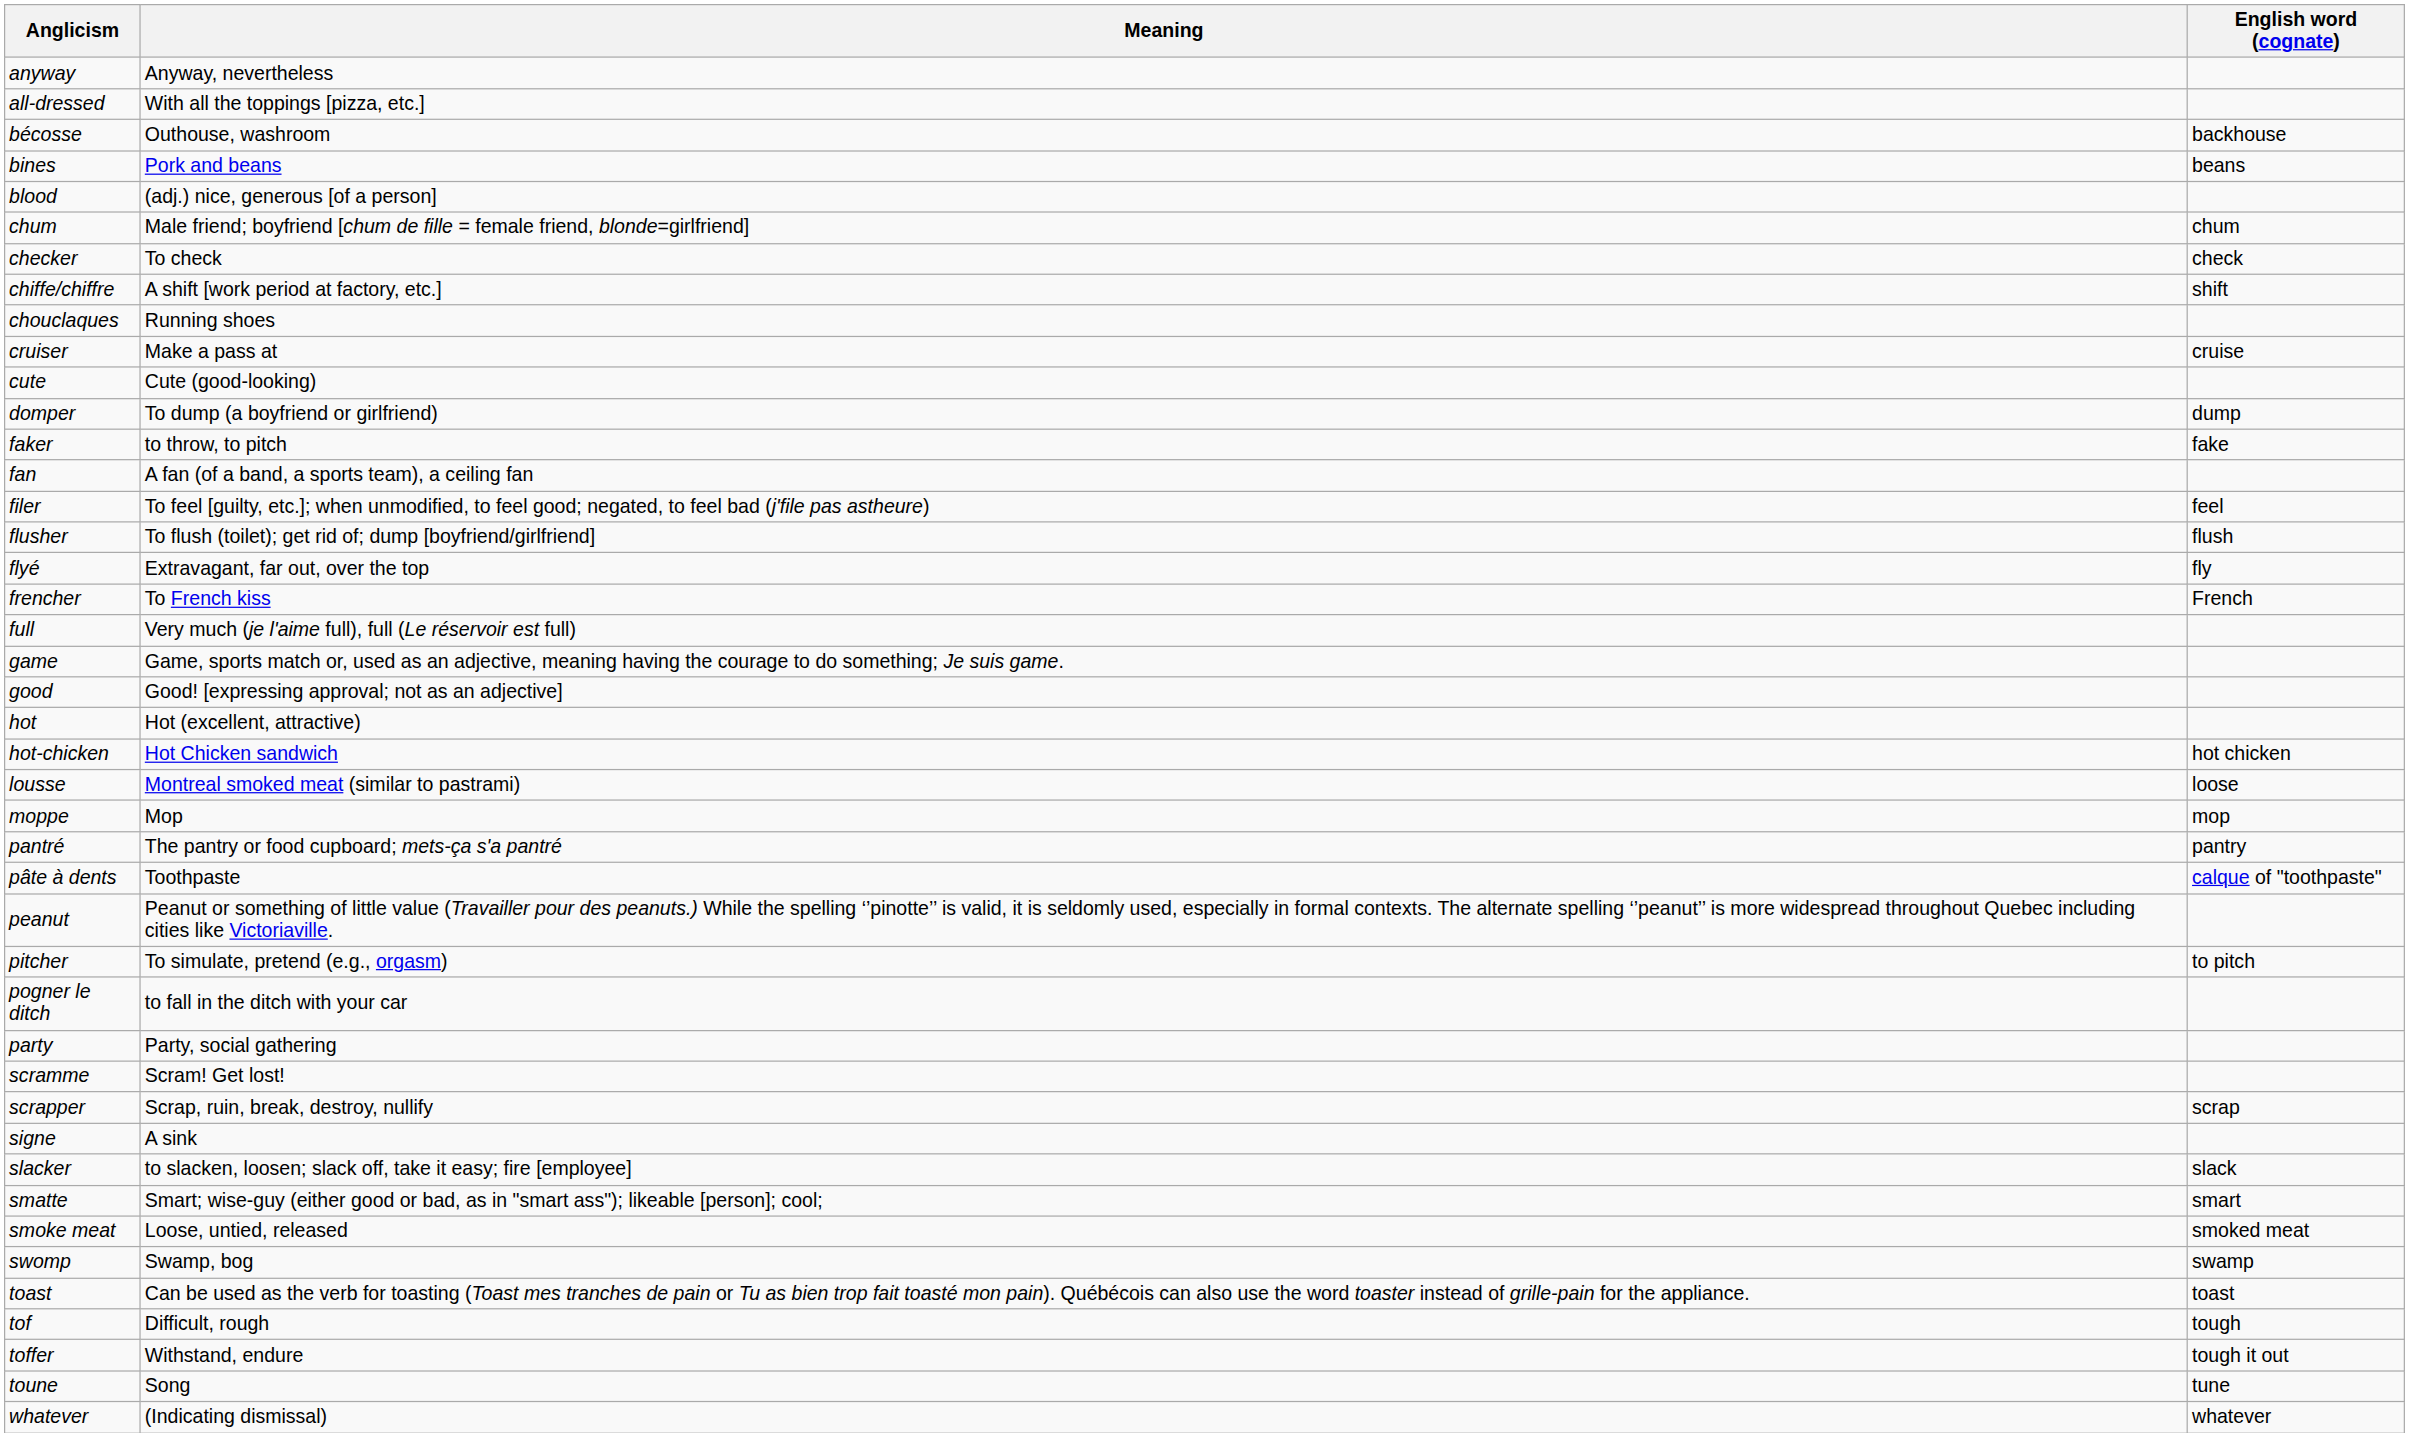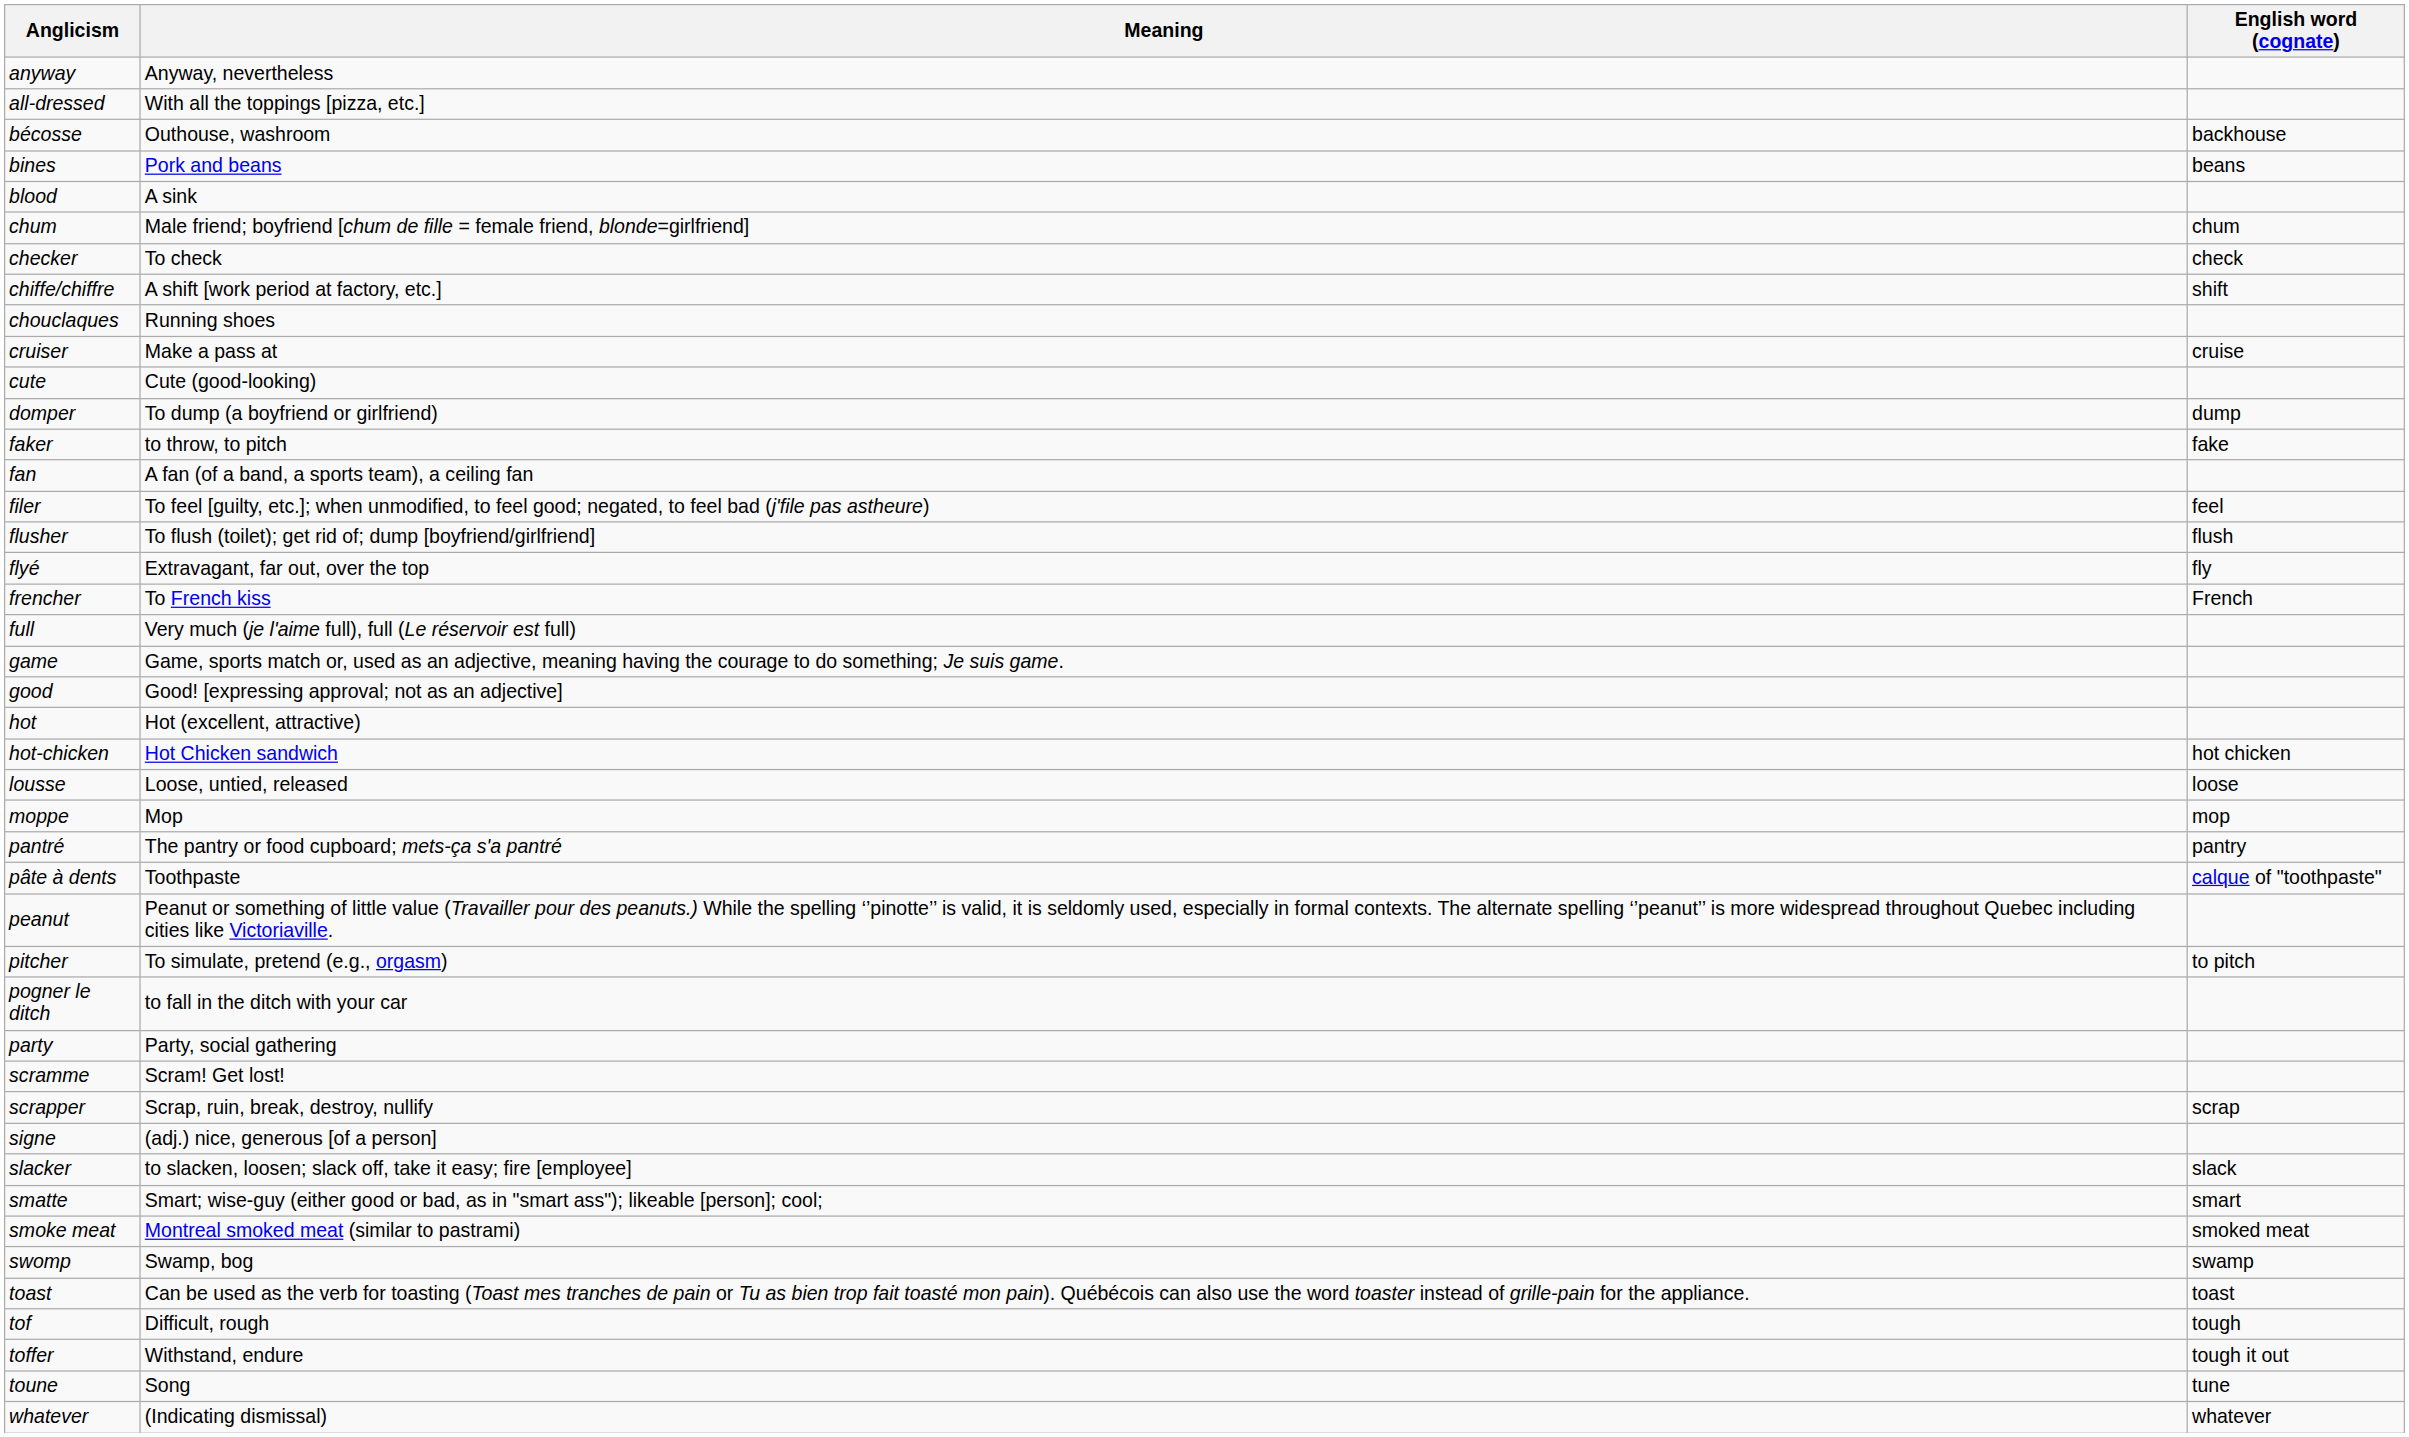(291, 196) (adj.) nice, generous [of a person] -> (171, 196) A sink
(332, 784) Montreal smoked meat (similar to pastrami) -> (246, 784) Loose, untied, released
(171, 1138) A sink -> (291, 1138) (adj.) nice, generous [of a person]
(246, 1231) Loose, untied, released -> (332, 1231) Montreal smoked meat (similar to pastrami)
